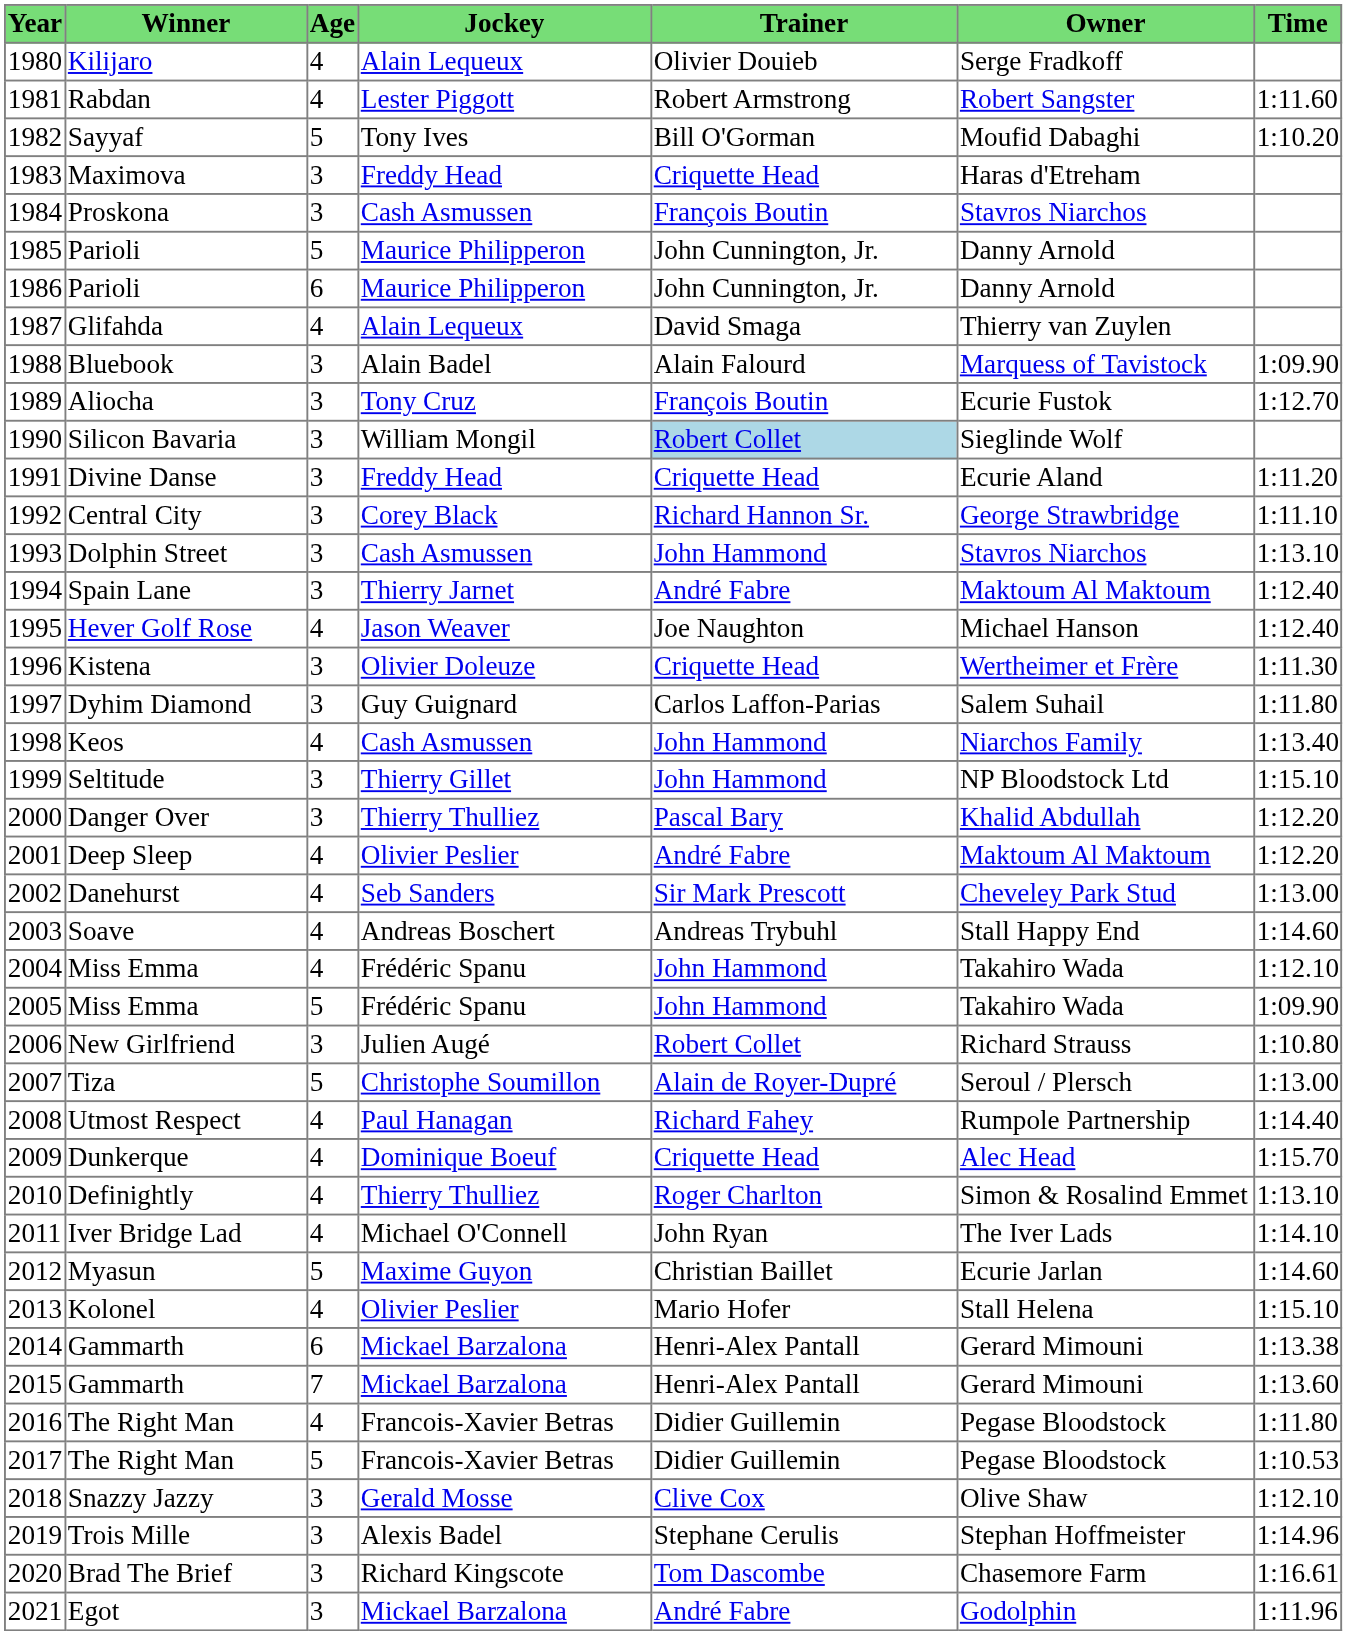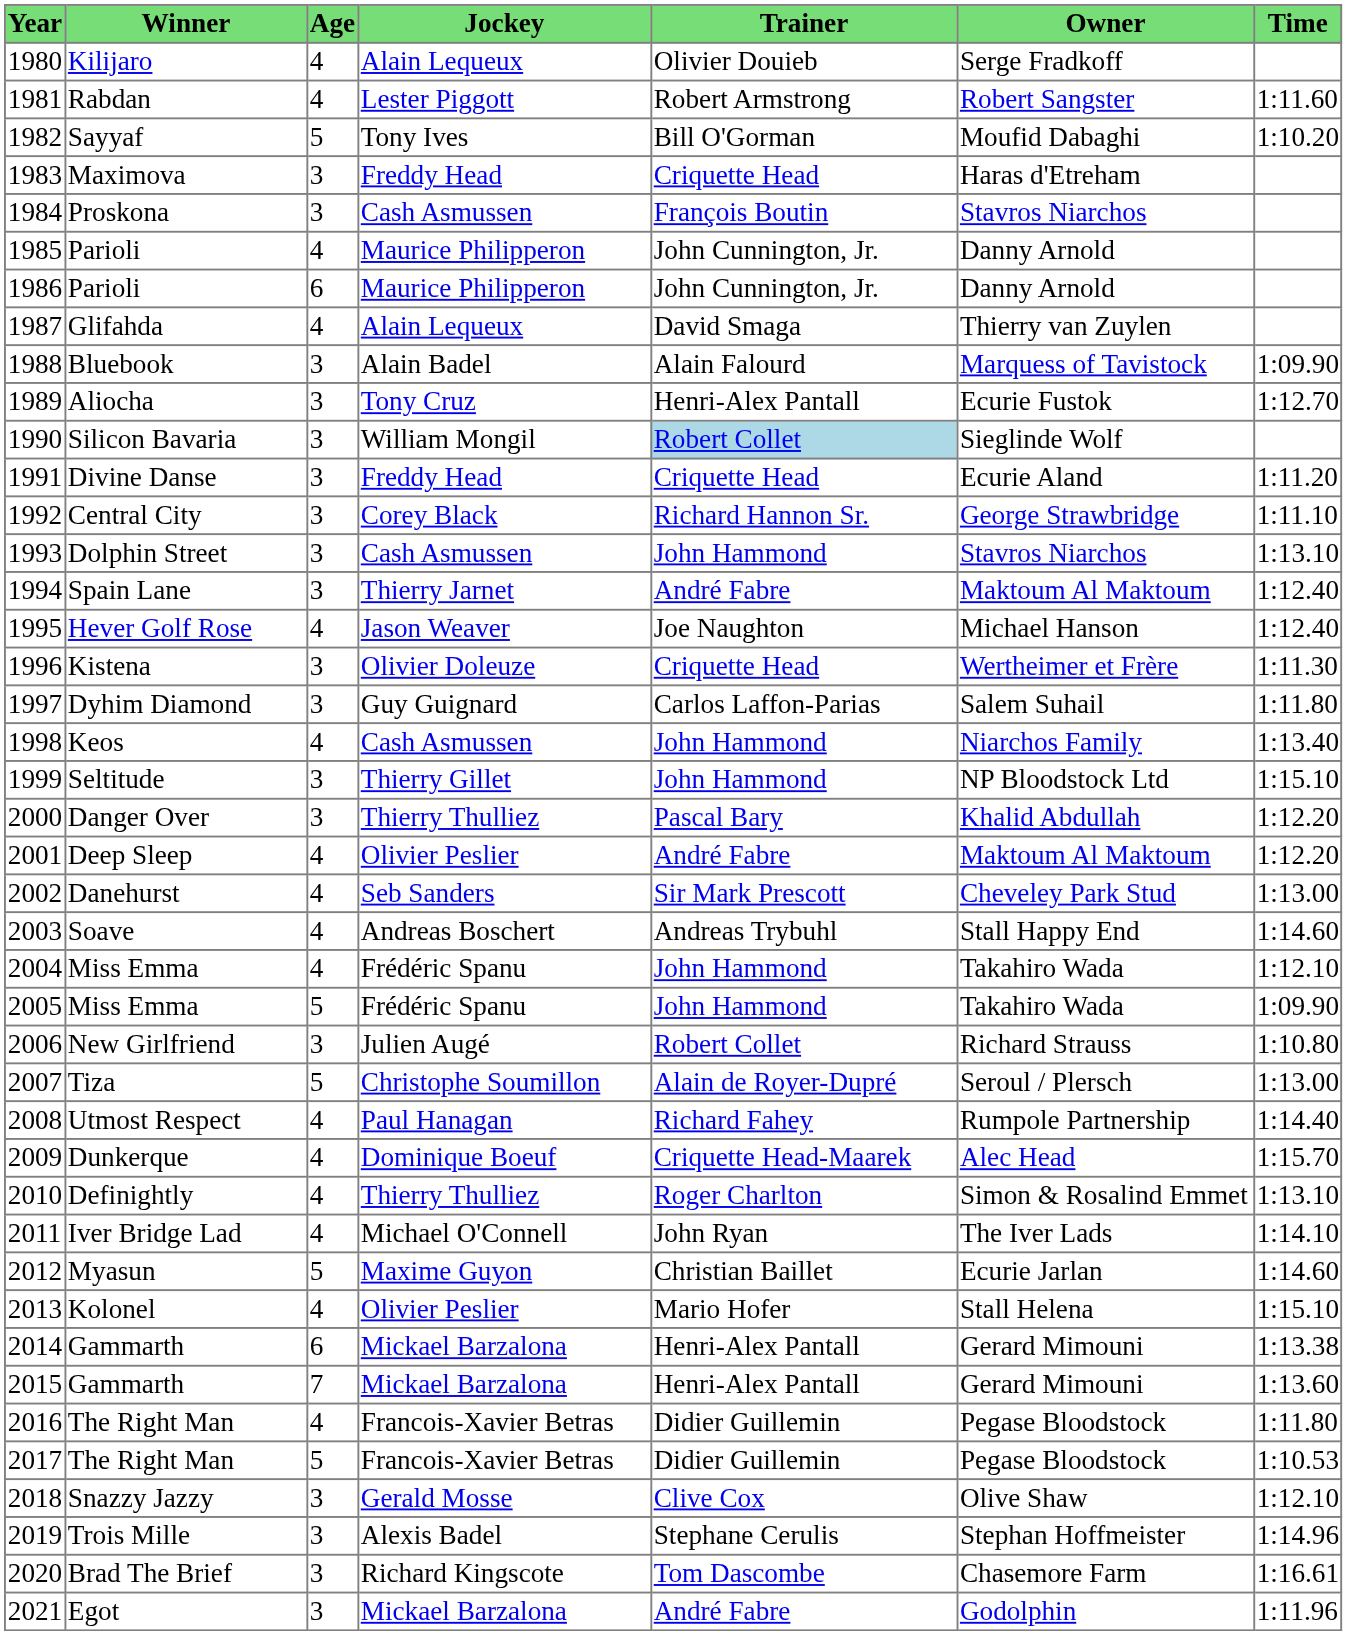(317, 250) 5 -> (317, 250) 4
(741, 401) François Boutin -> (757, 401) Henri-Alex Pantall
(736, 1157) Criquette Head -> (782, 1157) Criquette Head-Maarek
